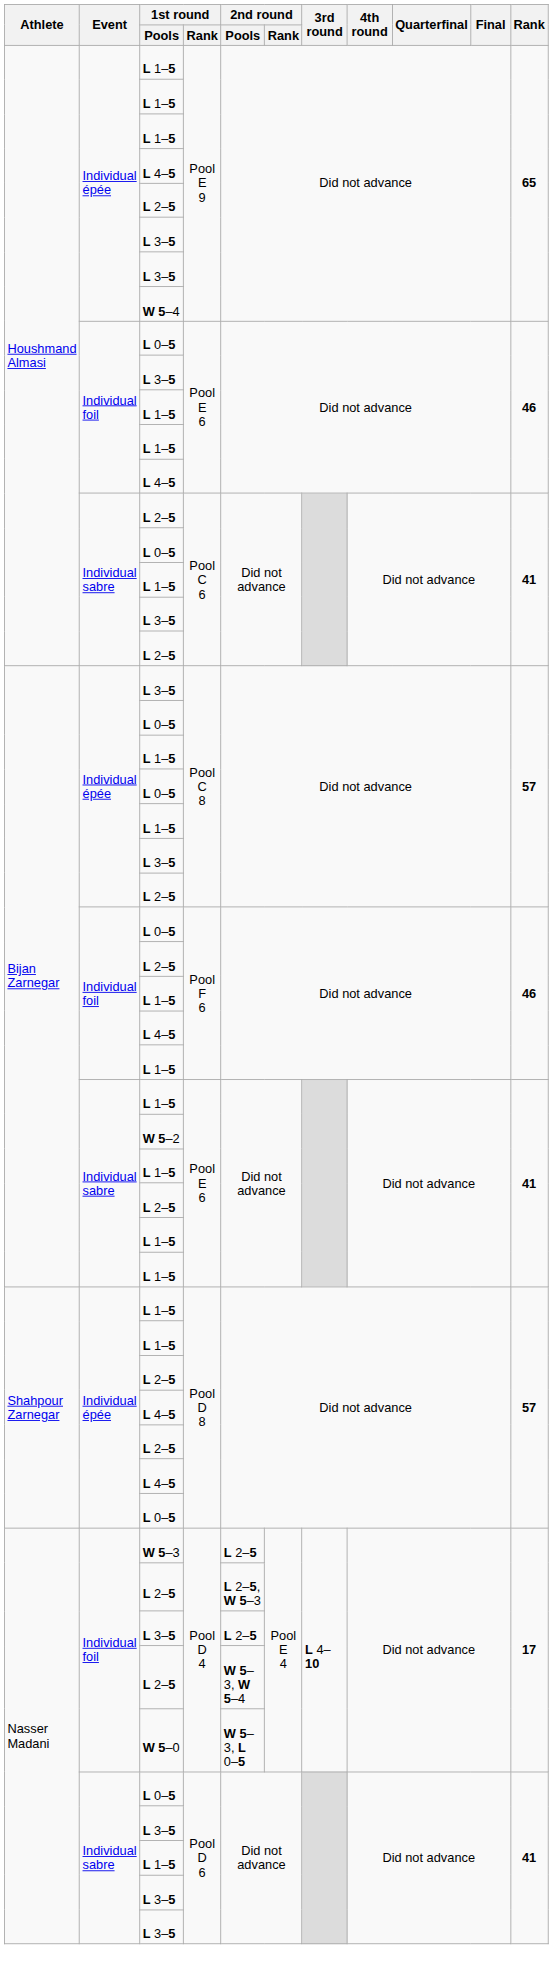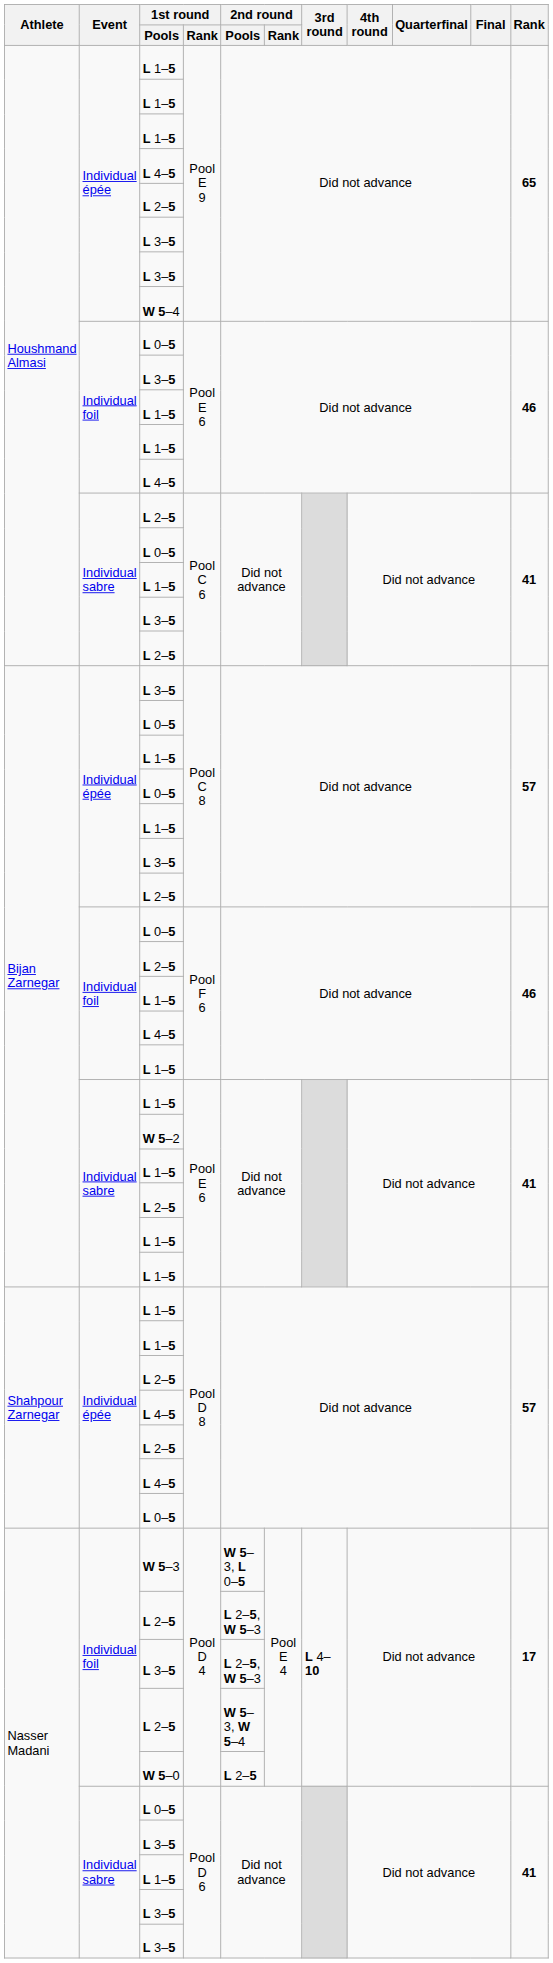(240, 1553) L 2–5 -> (239, 1567) W 5–3, L 0–5
(240, 1636) L 2–5 -> (242, 1671) L 2–5, W 5–3
(239, 1748) W 5–3, L 0–5 -> (240, 1776) L 2–5
